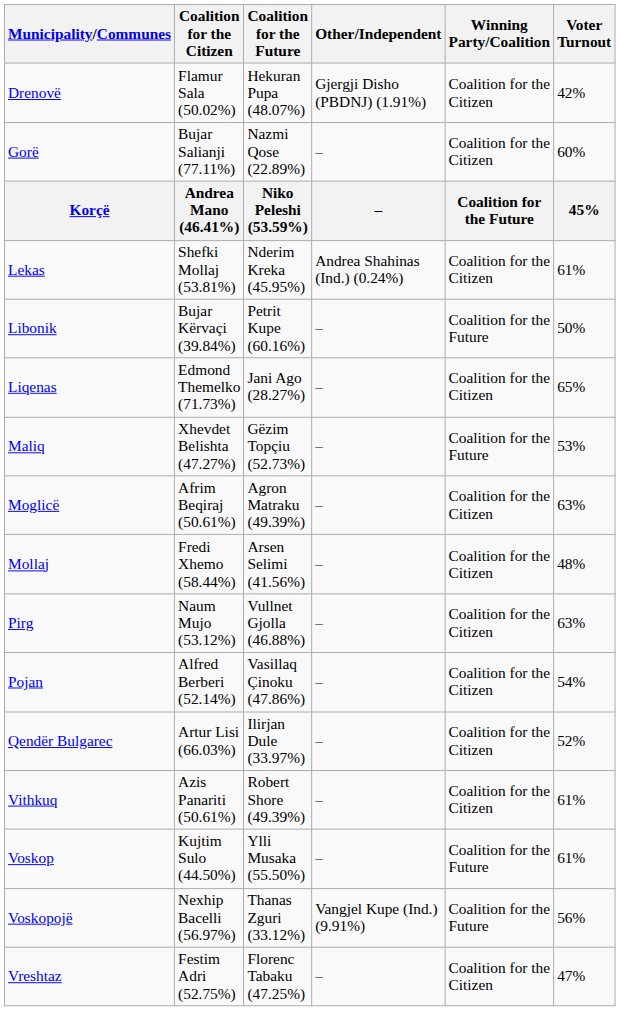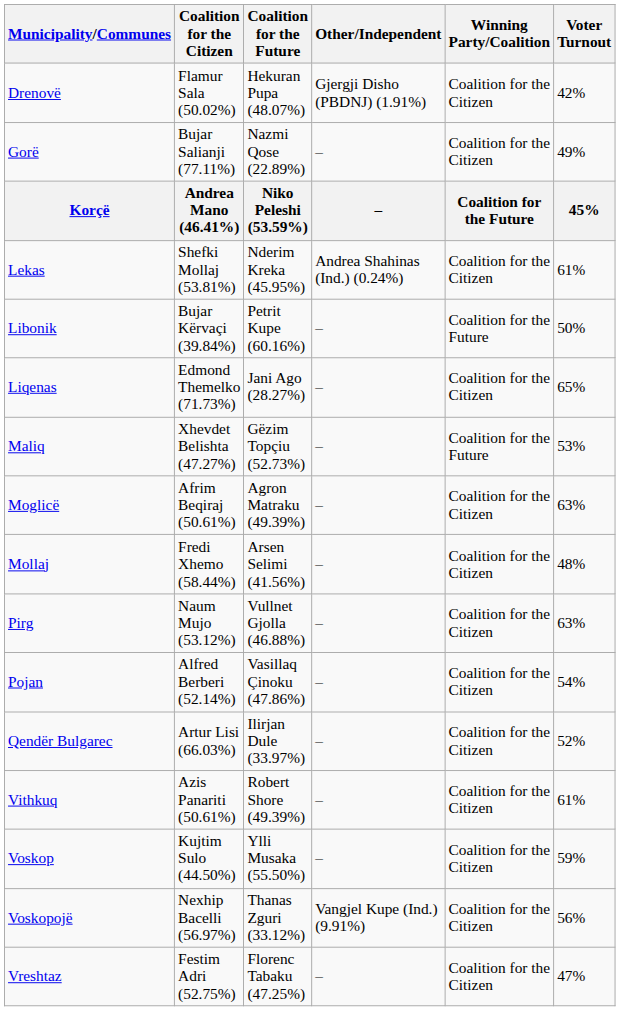(571, 151) 60% -> (571, 151) 49%
(499, 858) Coalition for the Future -> (499, 858) Coalition for the Citizen
(571, 858) 61% -> (571, 858) 59%
(499, 917) Coalition for the Future -> (499, 917) Coalition for the Citizen
